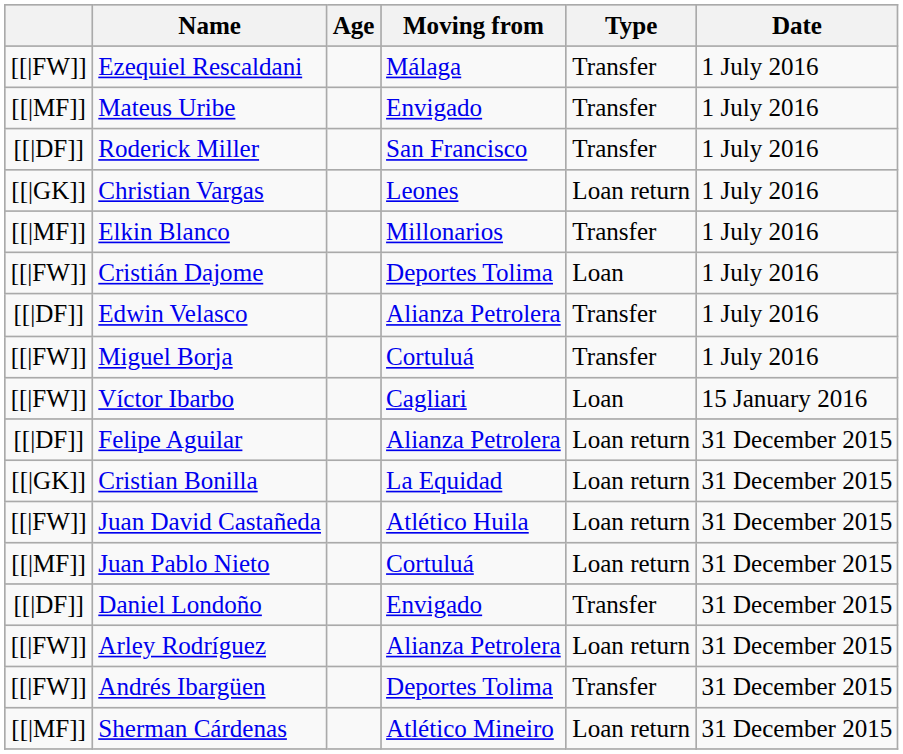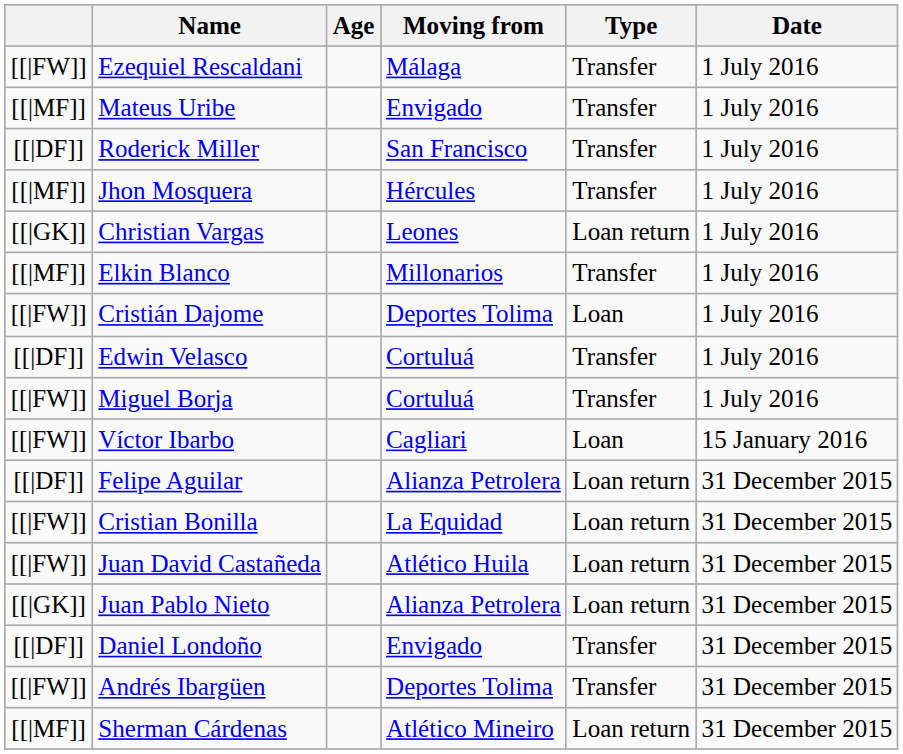+ row: (175, 190)
(473, 314) Alianza Petrolera -> (430, 356) Cortuluá
(49, 480) [[|GK]] -> (49, 521) [[|FW]]
(49, 562) [[|MF]] -> (49, 604) [[|GK]]
(430, 562) Cortuluá -> (473, 604) Alianza Petrolera
- row: (182, 645)
